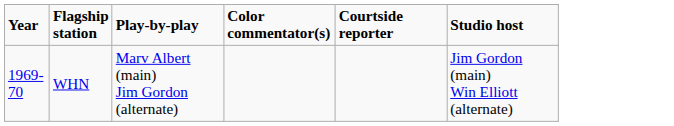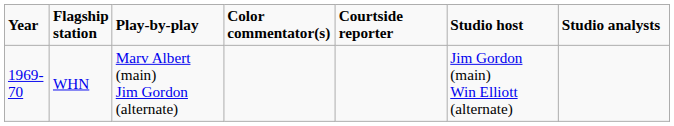+ column: (611, 25)
